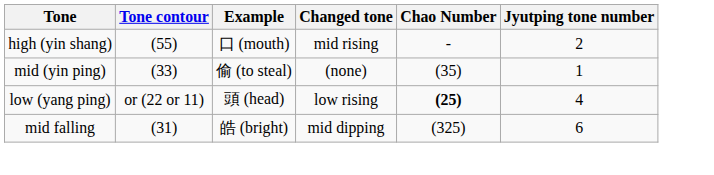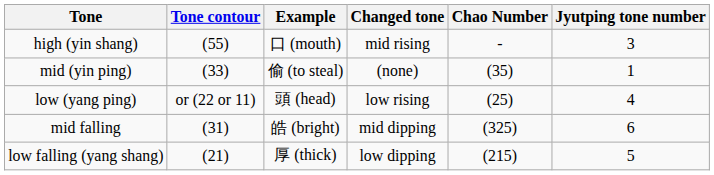(579, 43) 2 -> (631, 43) 3
(448, 99) bold -> (500, 99) normal
+ row: (86, 156)
